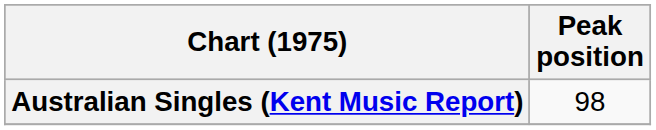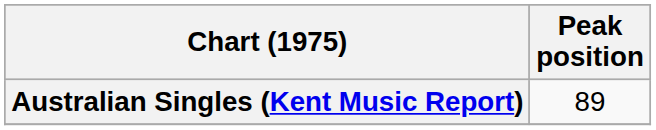(590, 101) 98 -> (590, 101) 89
